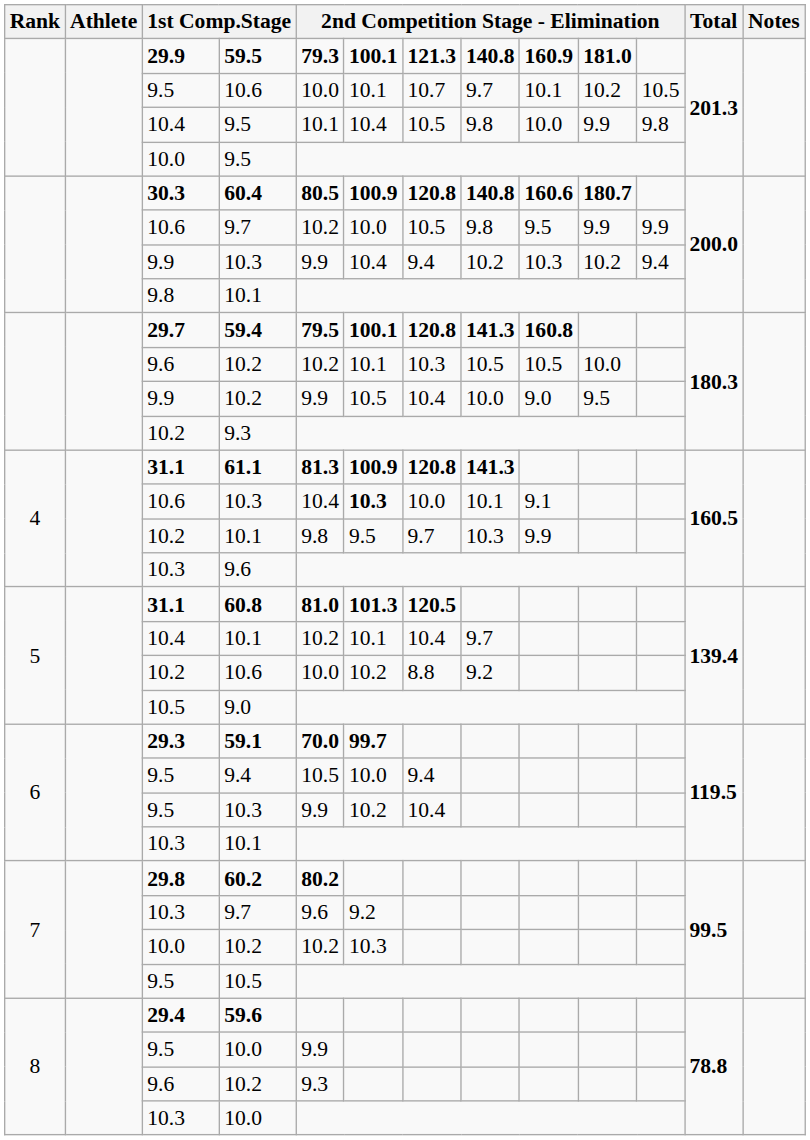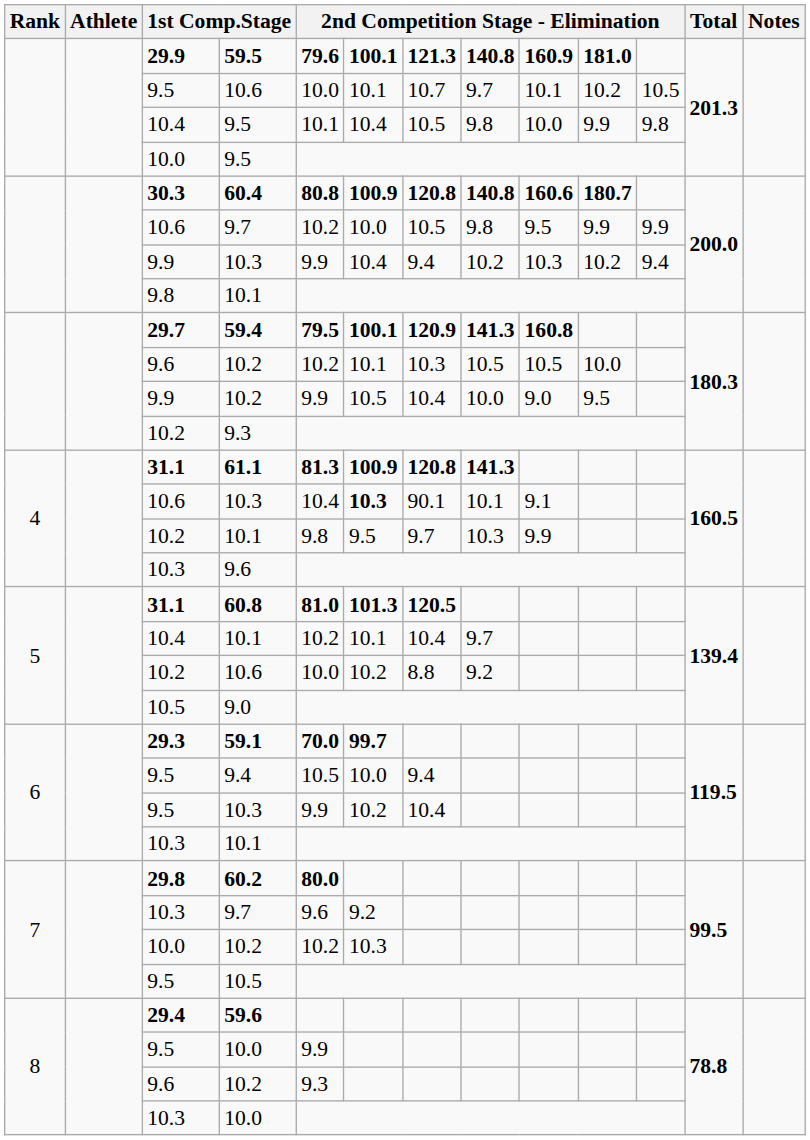(320, 55) 79.3 -> (320, 55) 79.6
(320, 192) 80.5 -> (320, 192) 80.8
(432, 329) 120.8 -> (432, 329) 120.9
(426, 501) 10.0 -> (426, 501) 90.1
(320, 878) 80.2 -> (320, 878) 80.0
